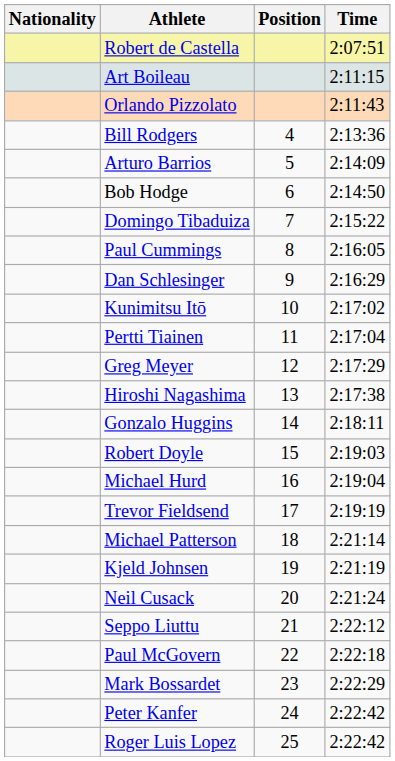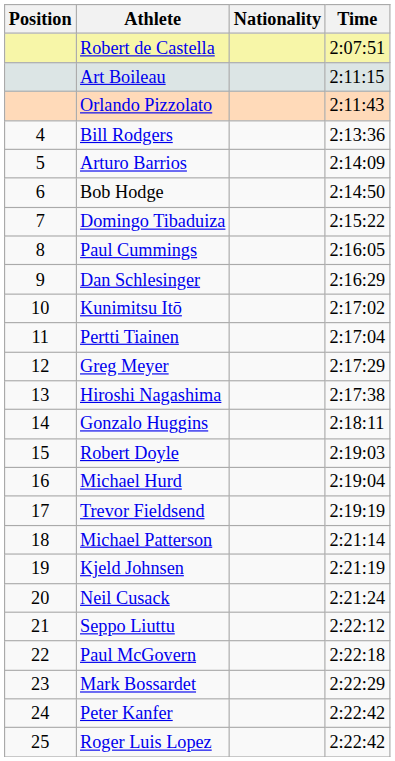columns swapped: (290, 18) <-> (52, 18)
